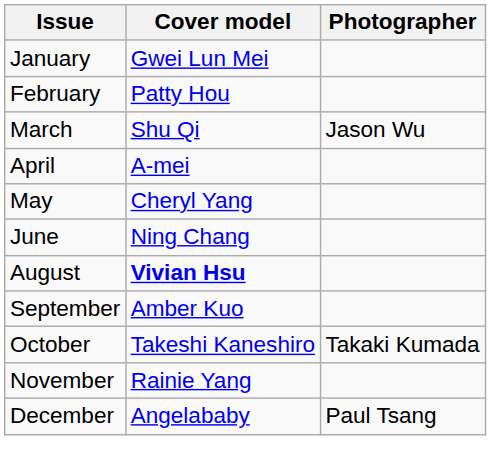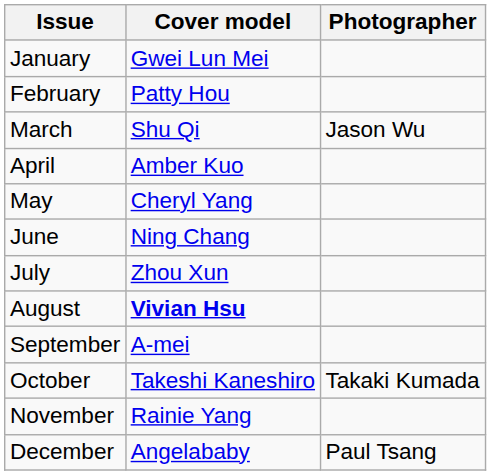(160, 165) A-mei -> (187, 165) Amber Kuo
+ row: (30, 272)
(187, 308) Amber Kuo -> (160, 344) A-mei
